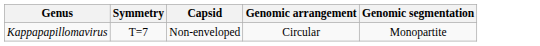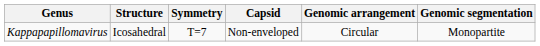+ column: (139, 13)
